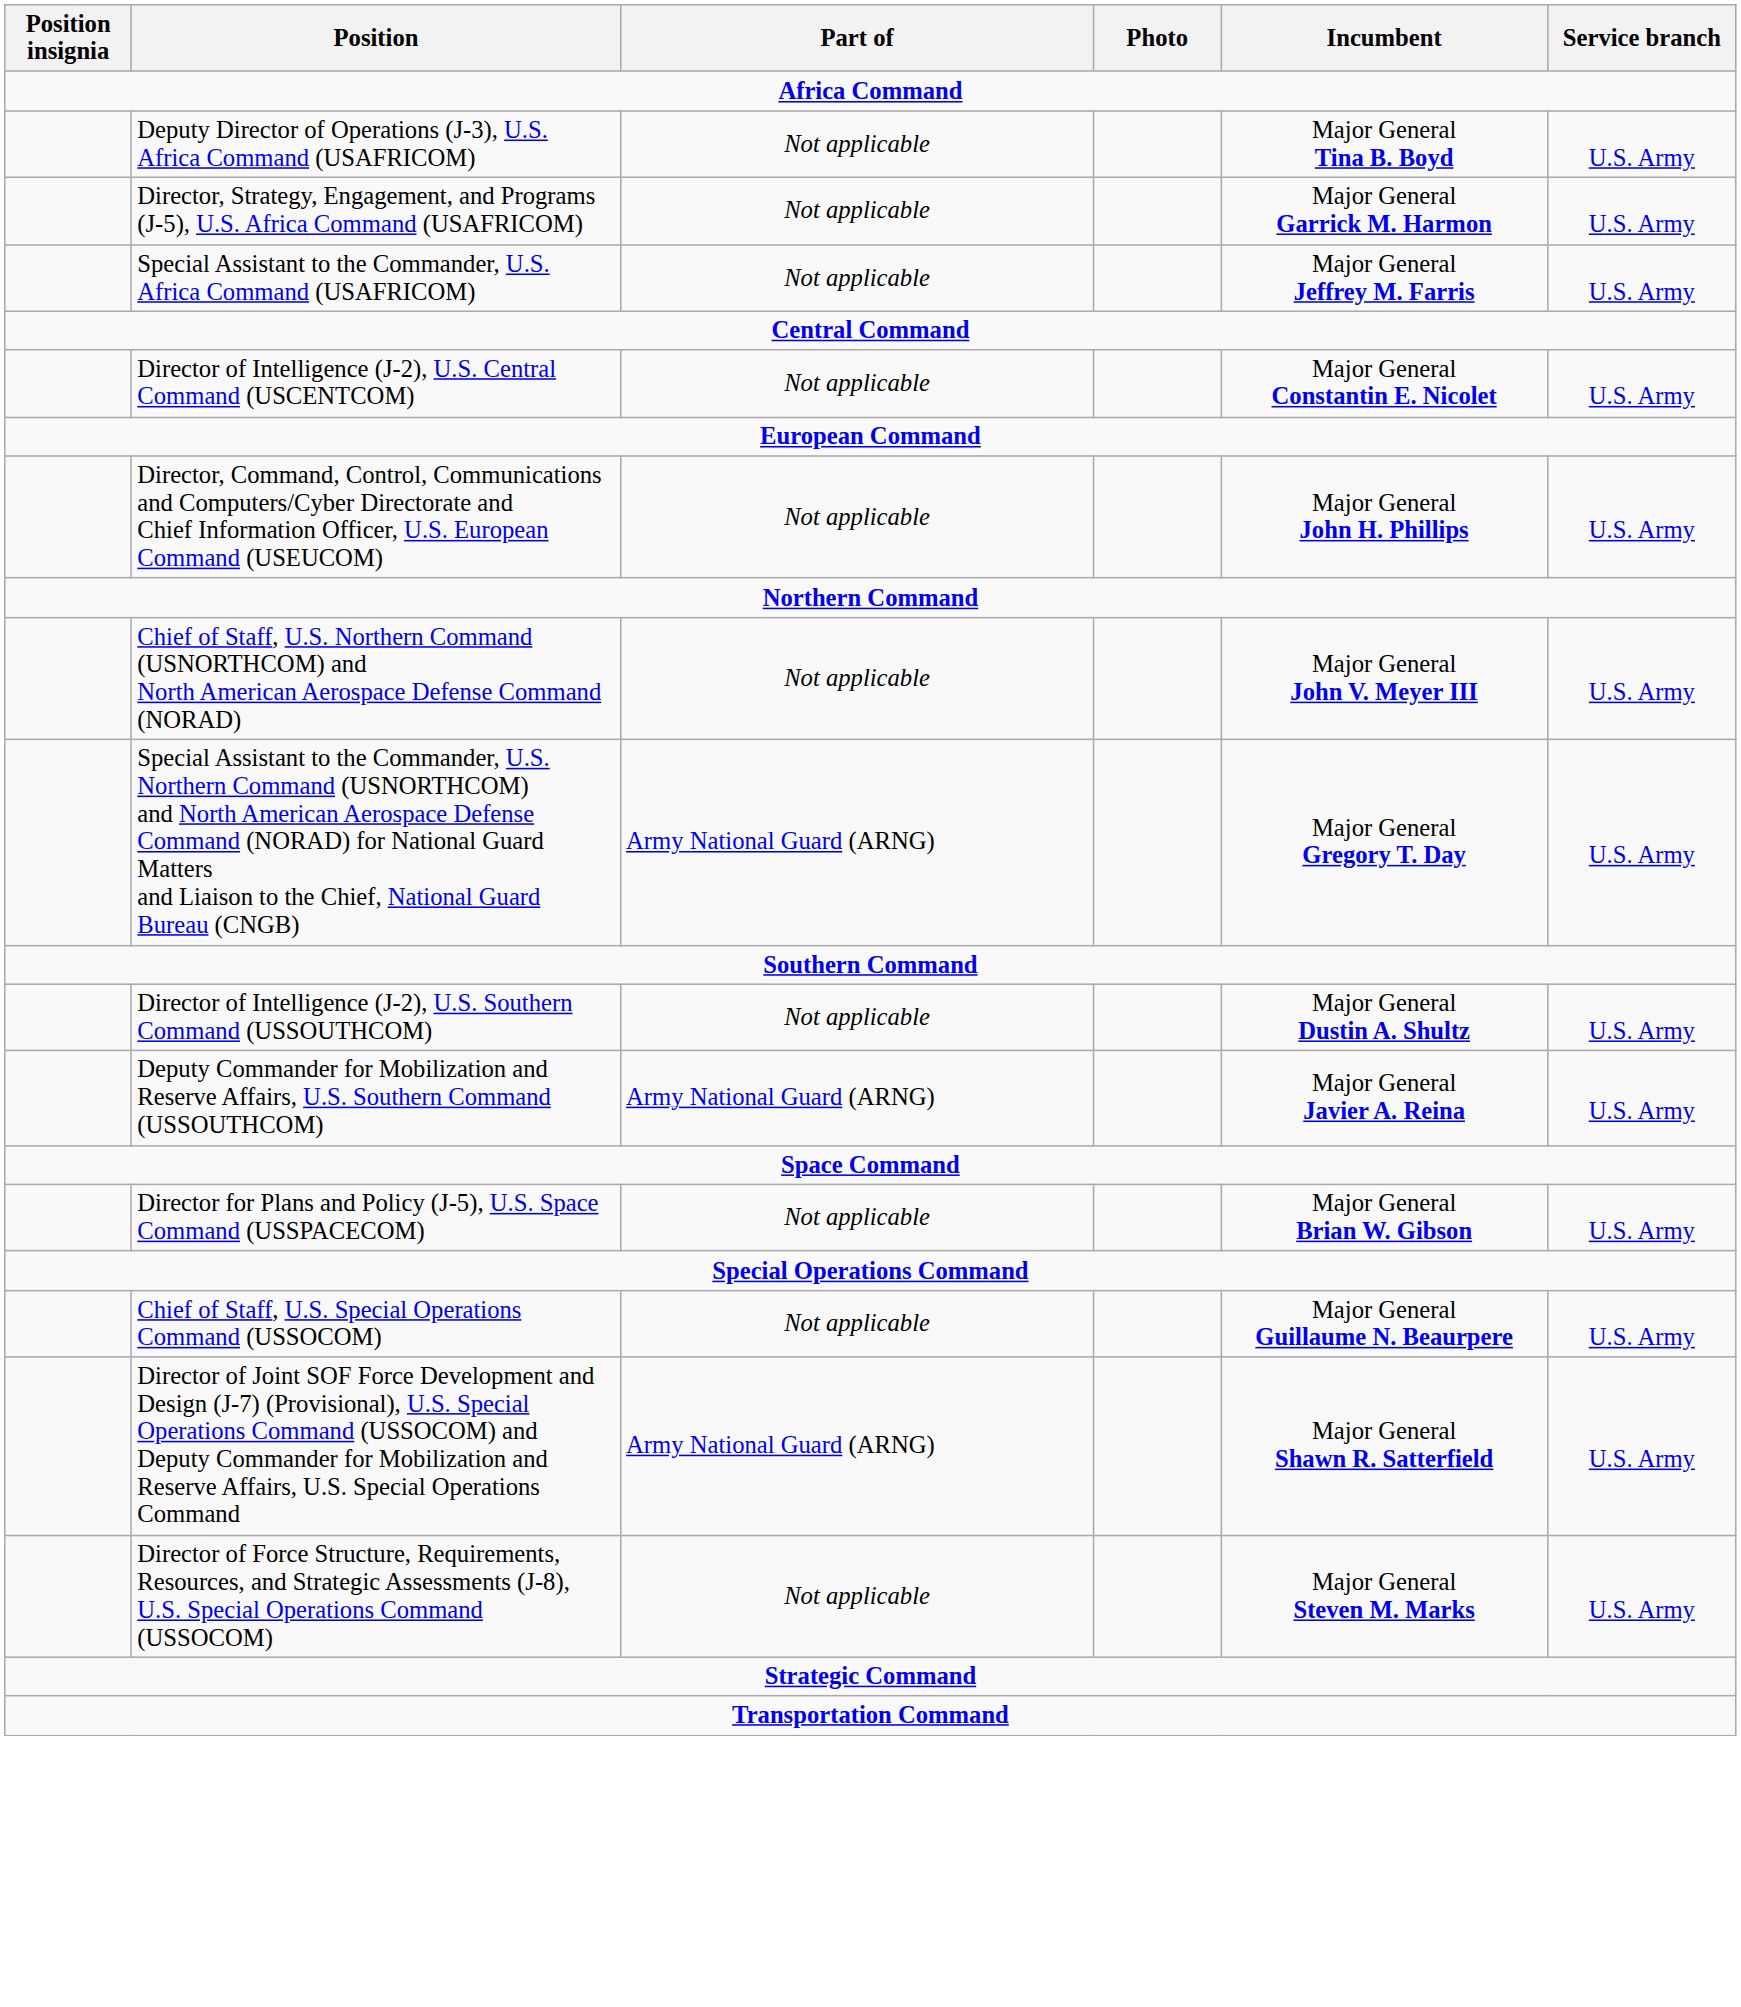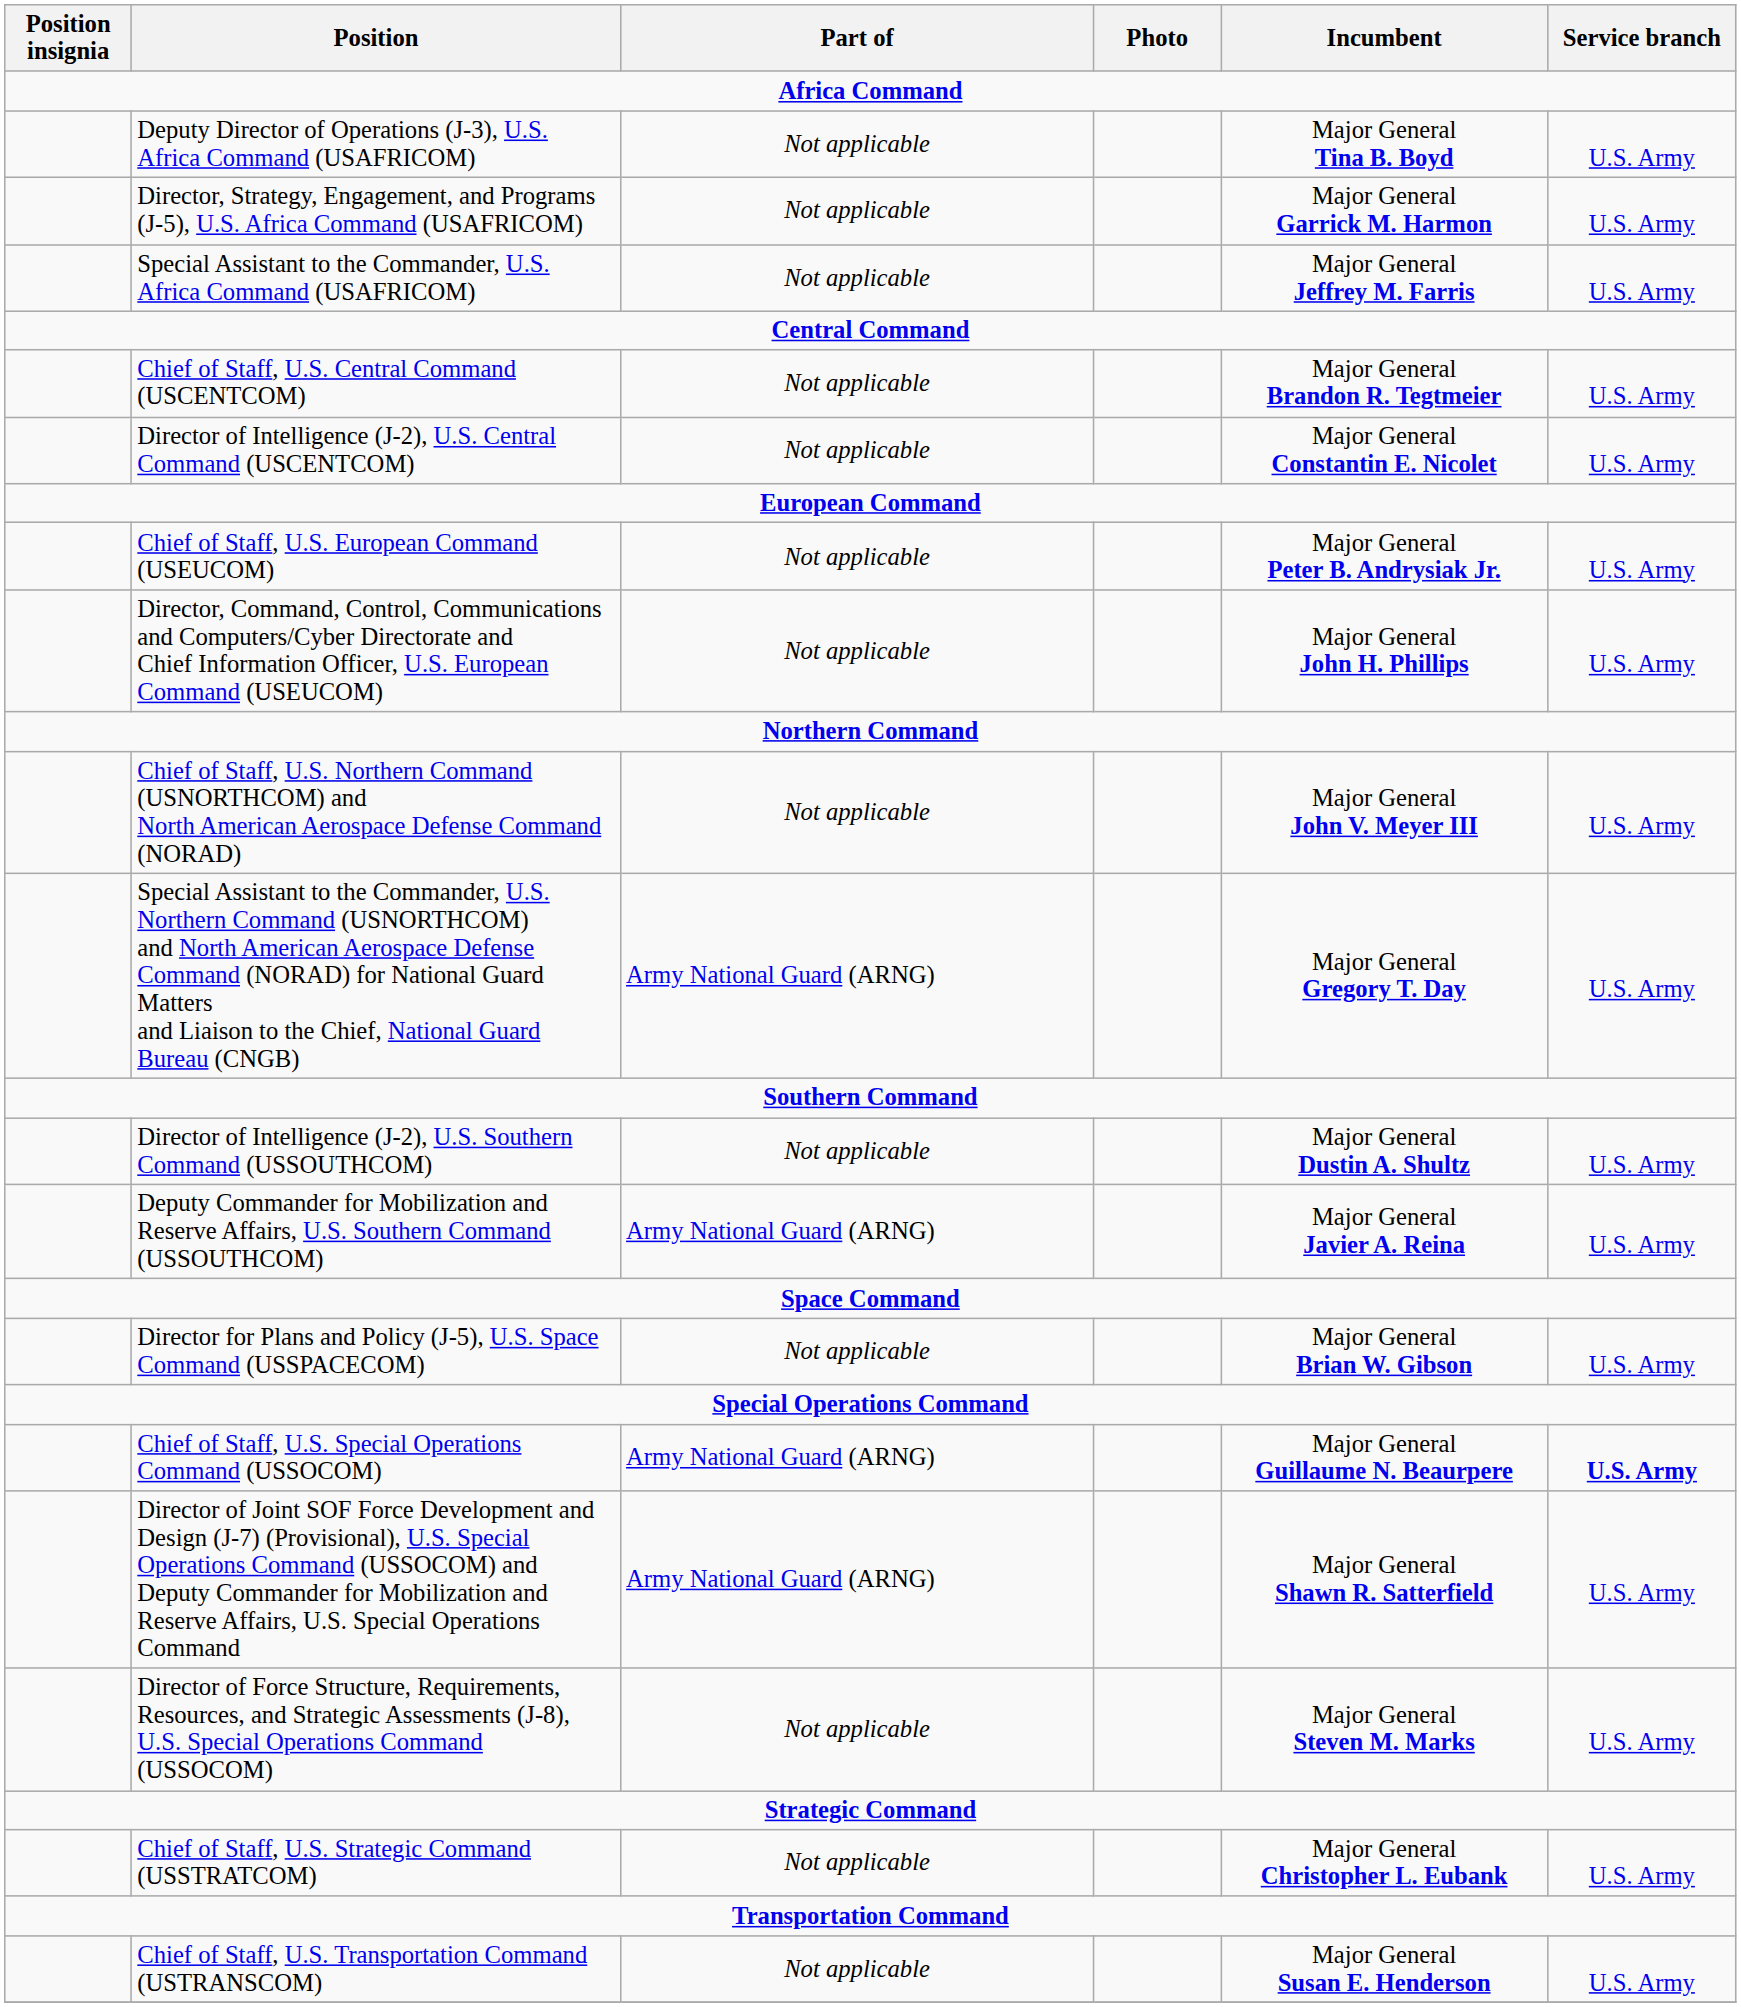+ row: (327, 383)
+ row: (338, 555)
(857, 1323) Not applicable -> (780, 1457) Army National Guard (ARNG)
(1642, 1337) normal -> (1642, 1470) bold
+ row: (334, 1862)
+ row: (362, 1968)
